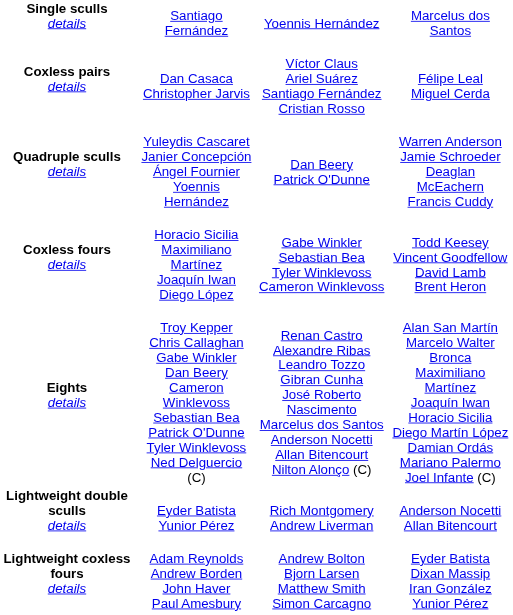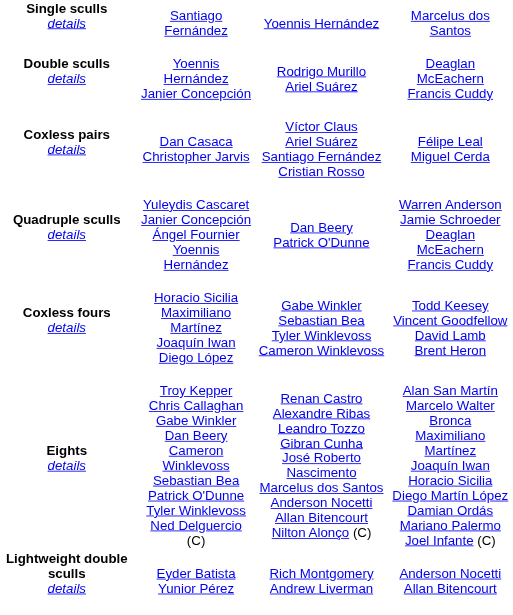+ row: (67, 71)
- row: (67, 573)
